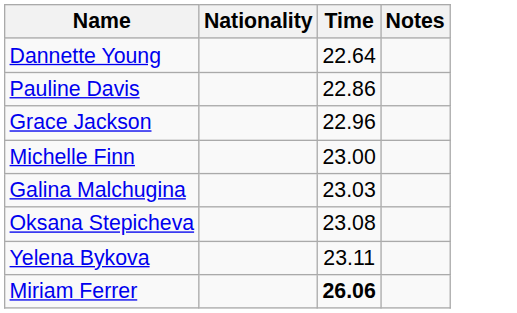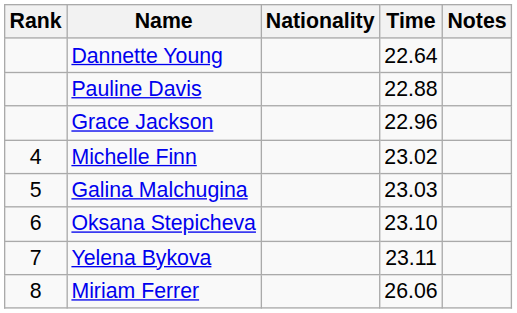+ column: (36, 21)
(349, 88) 22.86 -> (411, 88) 22.88
(349, 156) 23.00 -> (411, 156) 23.02
(349, 223) 23.08 -> (411, 223) 23.10
(349, 291) bold -> (411, 291) normal
